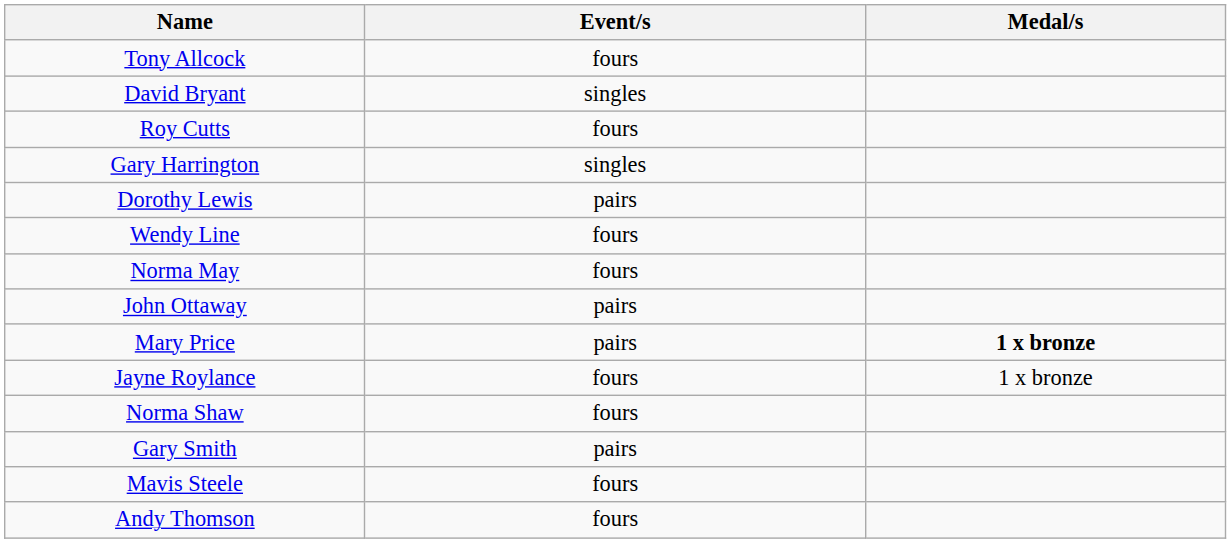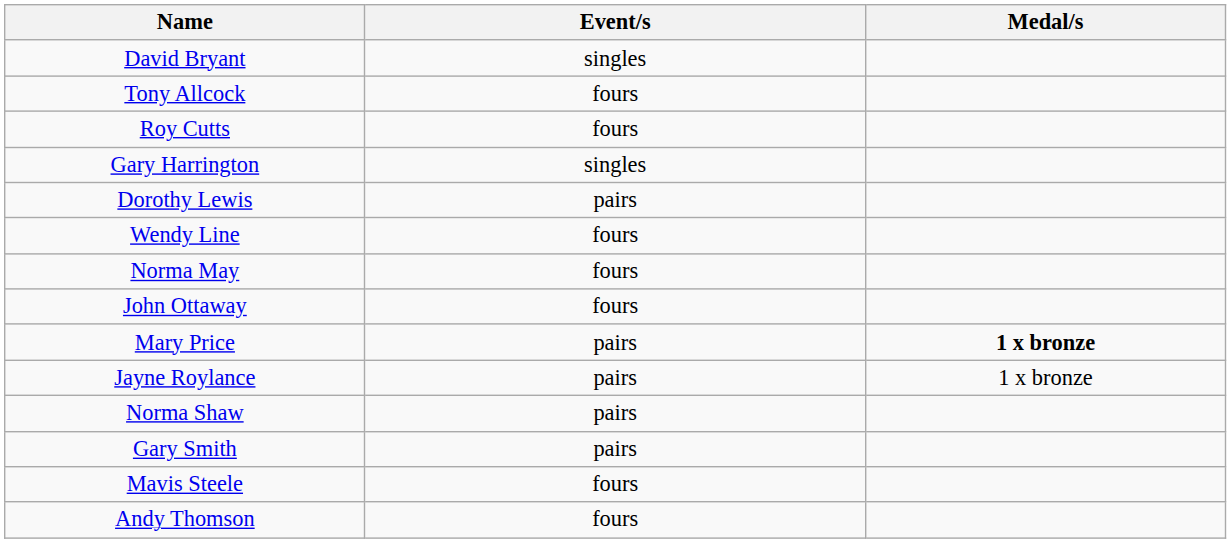rows swapped: (185, 57) <-> (185, 93)
(615, 306) pairs -> (615, 306) fours
(615, 377) fours -> (615, 377) pairs
(615, 413) fours -> (615, 413) pairs
